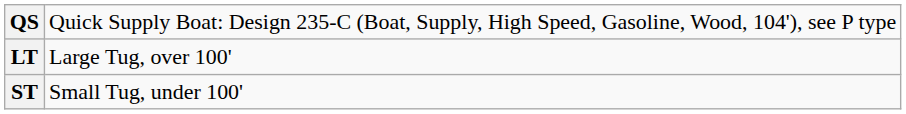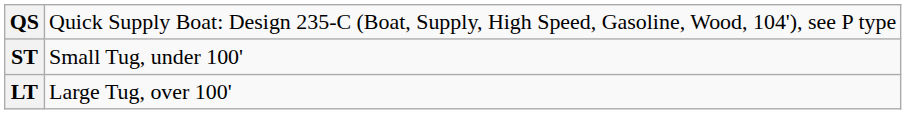rows swapped: (24, 91) <-> (24, 56)
